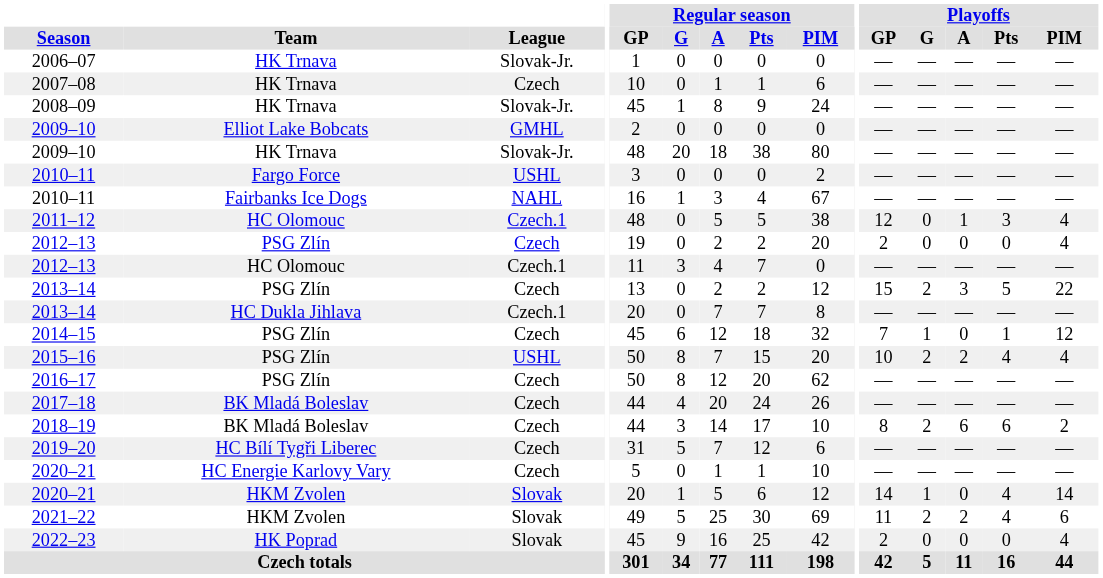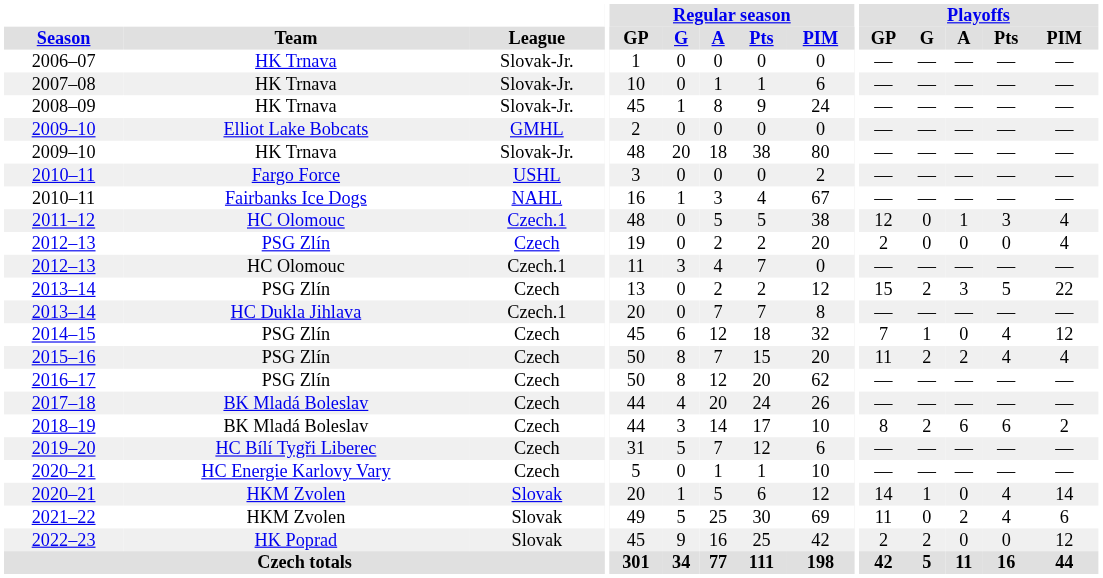(537, 83) Czech -> (537, 83) Slovak-Jr.
(1006, 334) 1 -> (1006, 334) 4
(537, 357) USHL -> (537, 357) Czech
(883, 357) 10 -> (883, 357) 11
(927, 516) 2 -> (927, 516) 0
(927, 539) 0 -> (927, 539) 2
(1064, 539) 4 -> (1064, 539) 12
